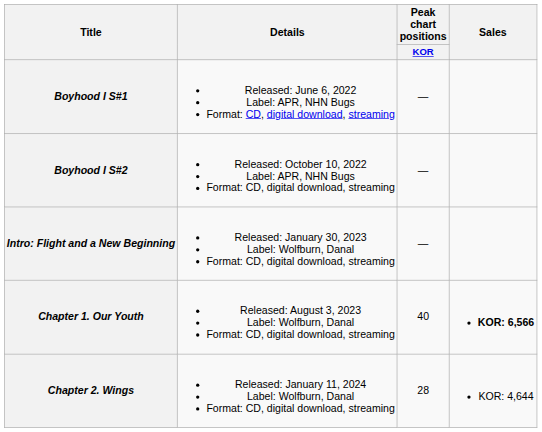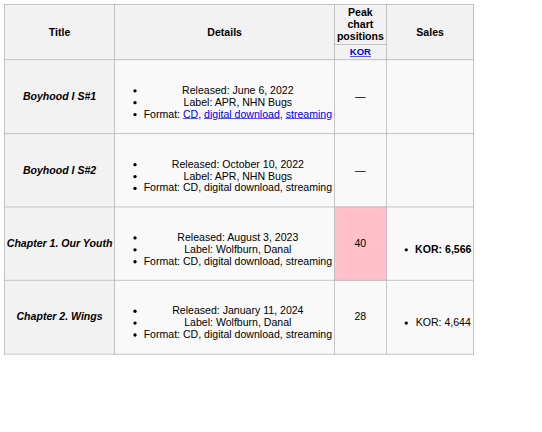- row: (91, 243)
(423, 317) no background -> (360, 243) pink background
